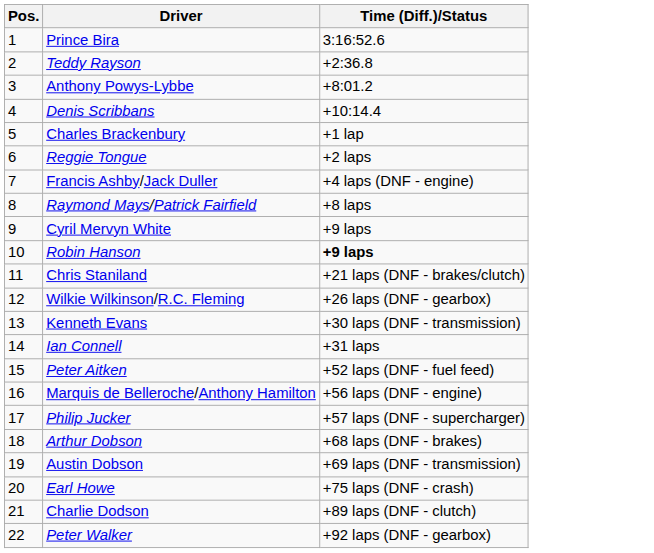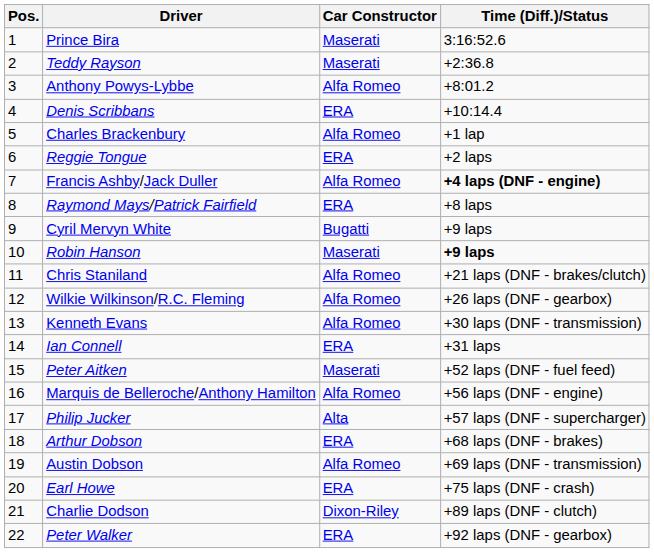+ column: (380, 16)
(398, 181) normal -> (522, 181) bold
